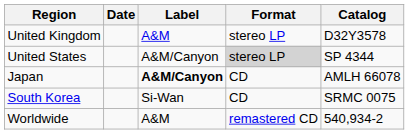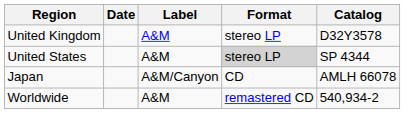(180, 56) A&M/Canyon -> (156, 56) A&M
(182, 77) bold -> (180, 77) normal
- row: (44, 98)
